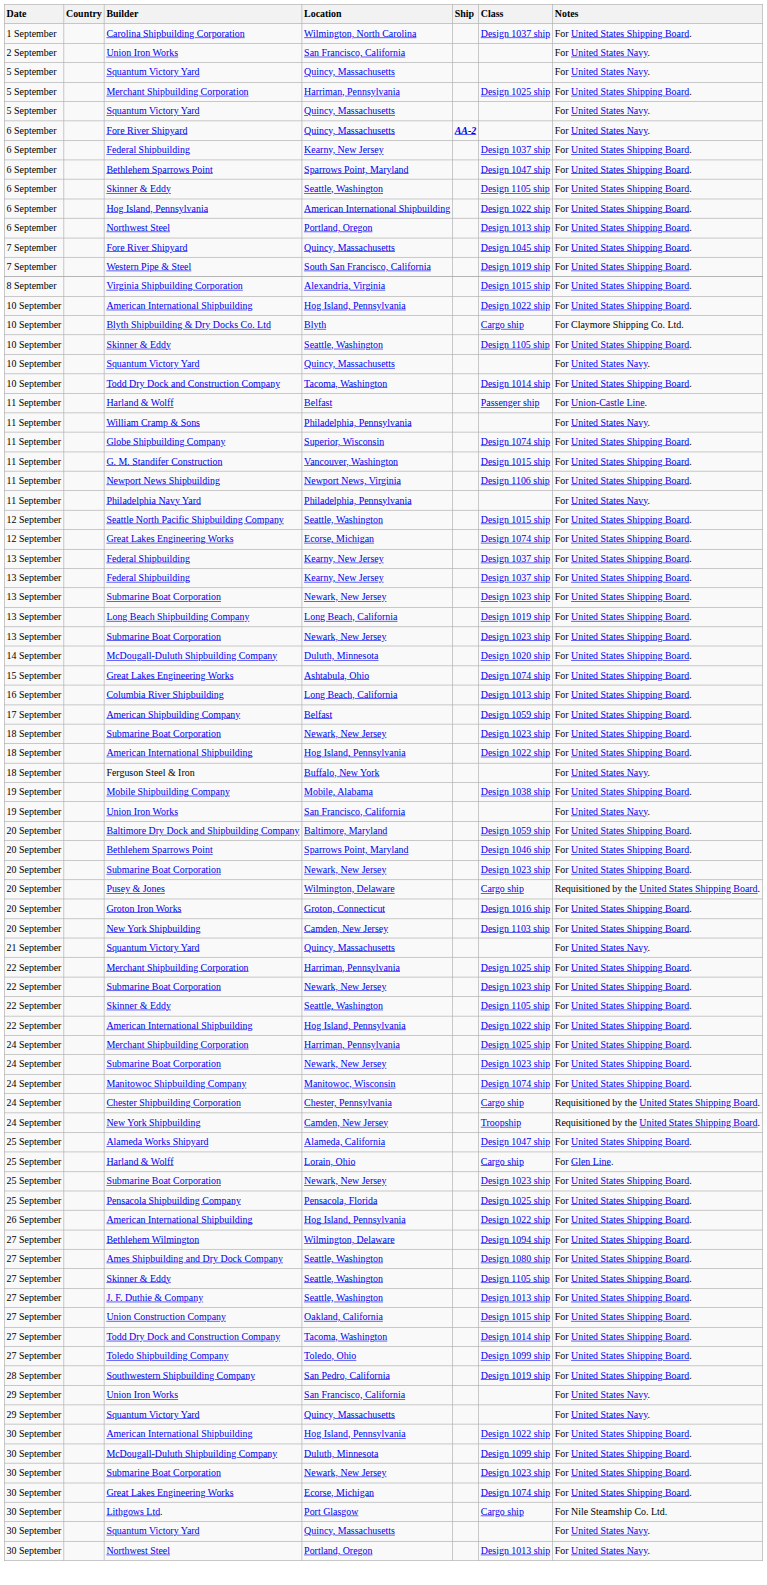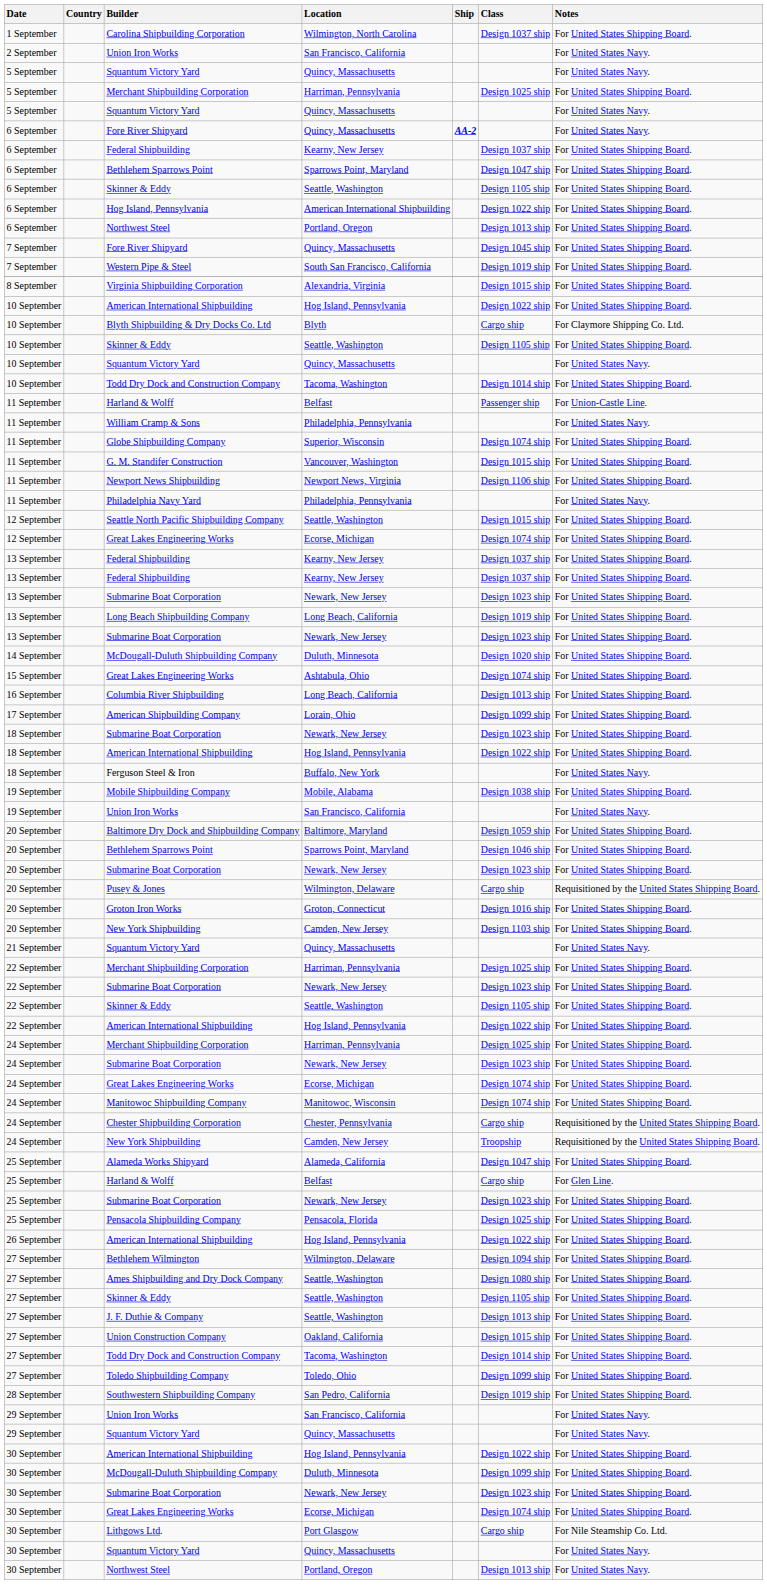(318, 714) Belfast -> (330, 714) Lorain, Ohio
(515, 714) Design 1059 ship -> (515, 714) Design 1099 ship
+ row: (34, 1084)
(330, 1161) Lorain, Ohio -> (318, 1181) Belfast
